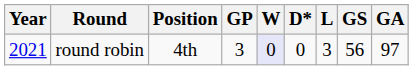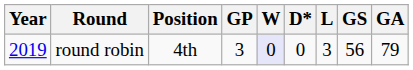(28, 49) 2021 -> (28, 49) 2019
(390, 49) 97 -> (390, 49) 79
